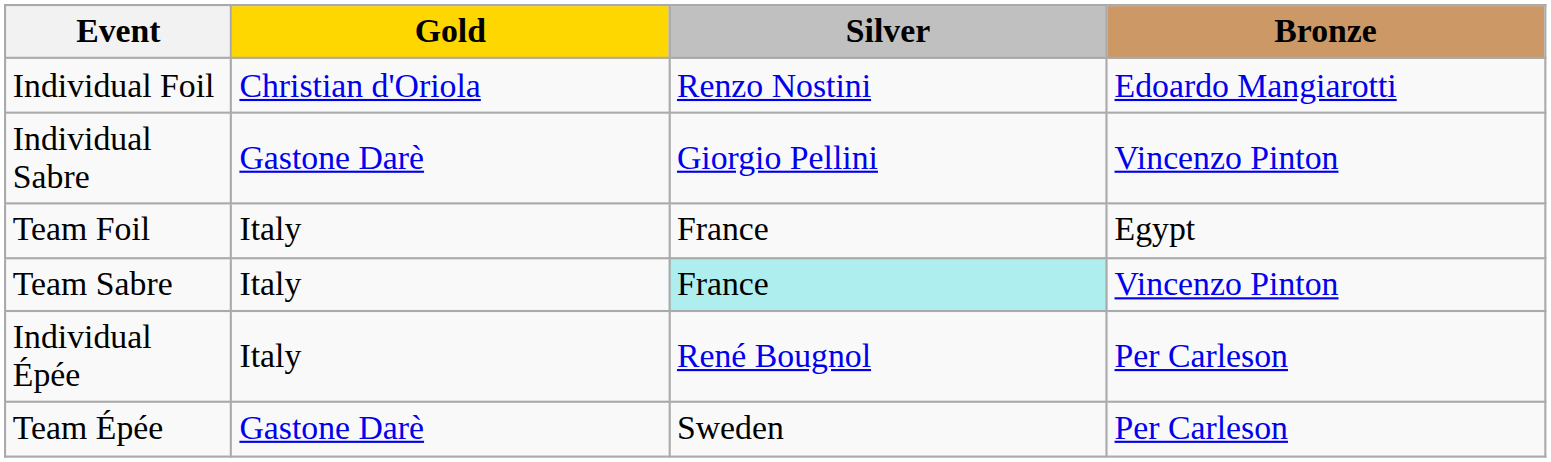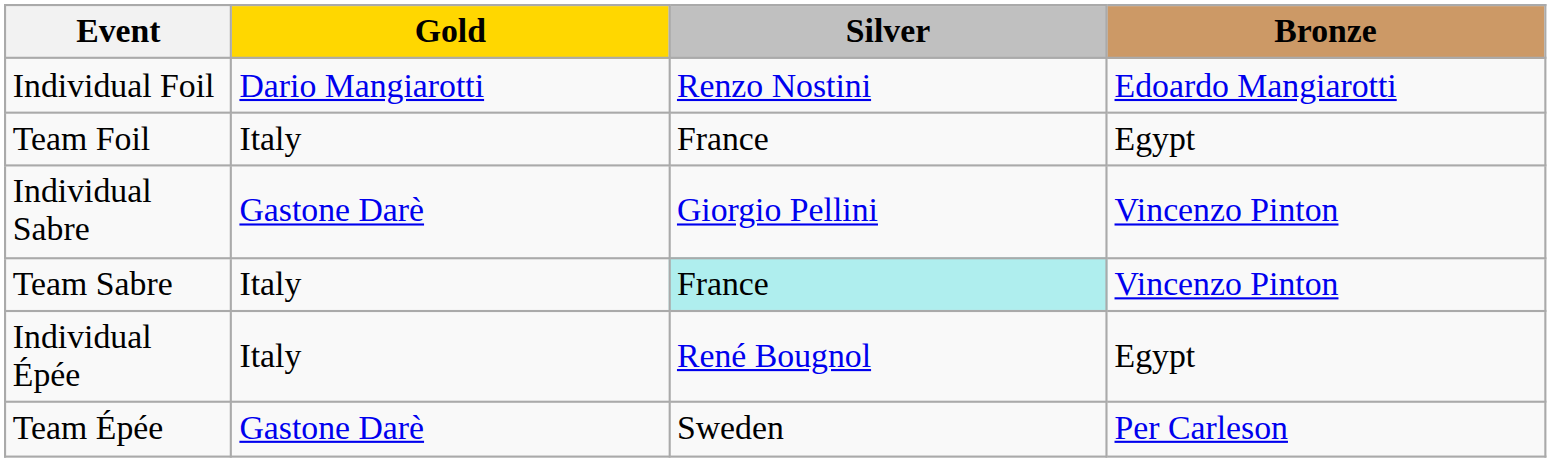(360, 84) Christian d'Oriola -> (362, 84) Dario Mangiarotti
rows swapped: (82, 229) <-> (82, 157)
(1201, 355) Per Carleson -> (1155, 355) Egypt
